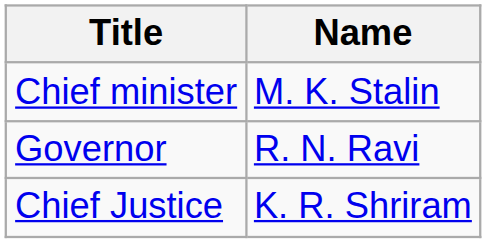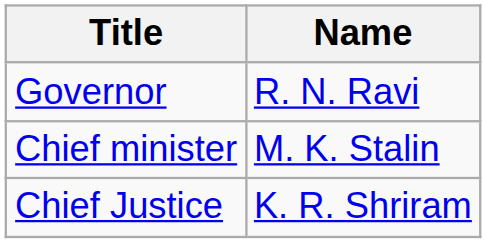rows swapped: (91, 148) <-> (126, 91)
